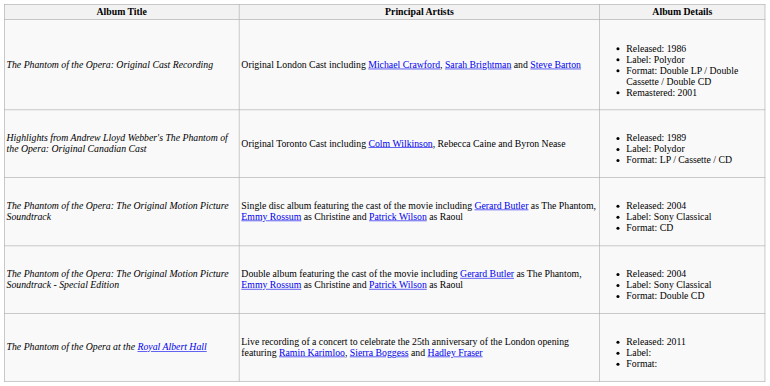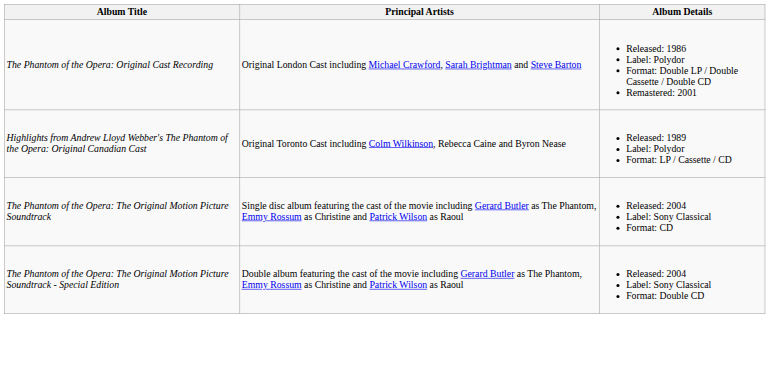- row: (107, 347)
